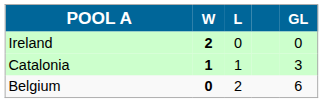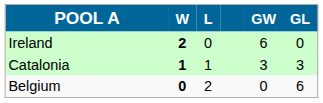+ column: (264, 18)
